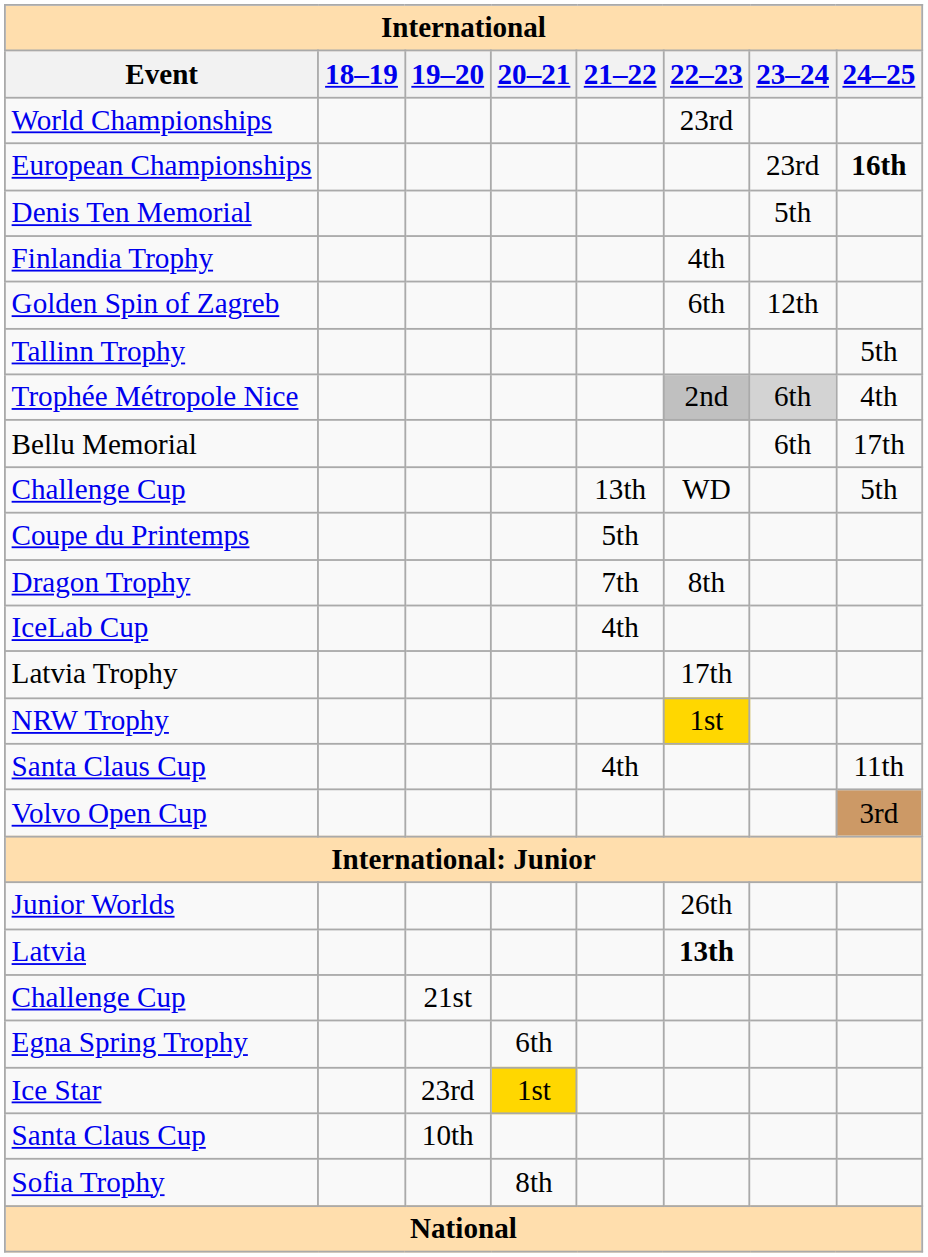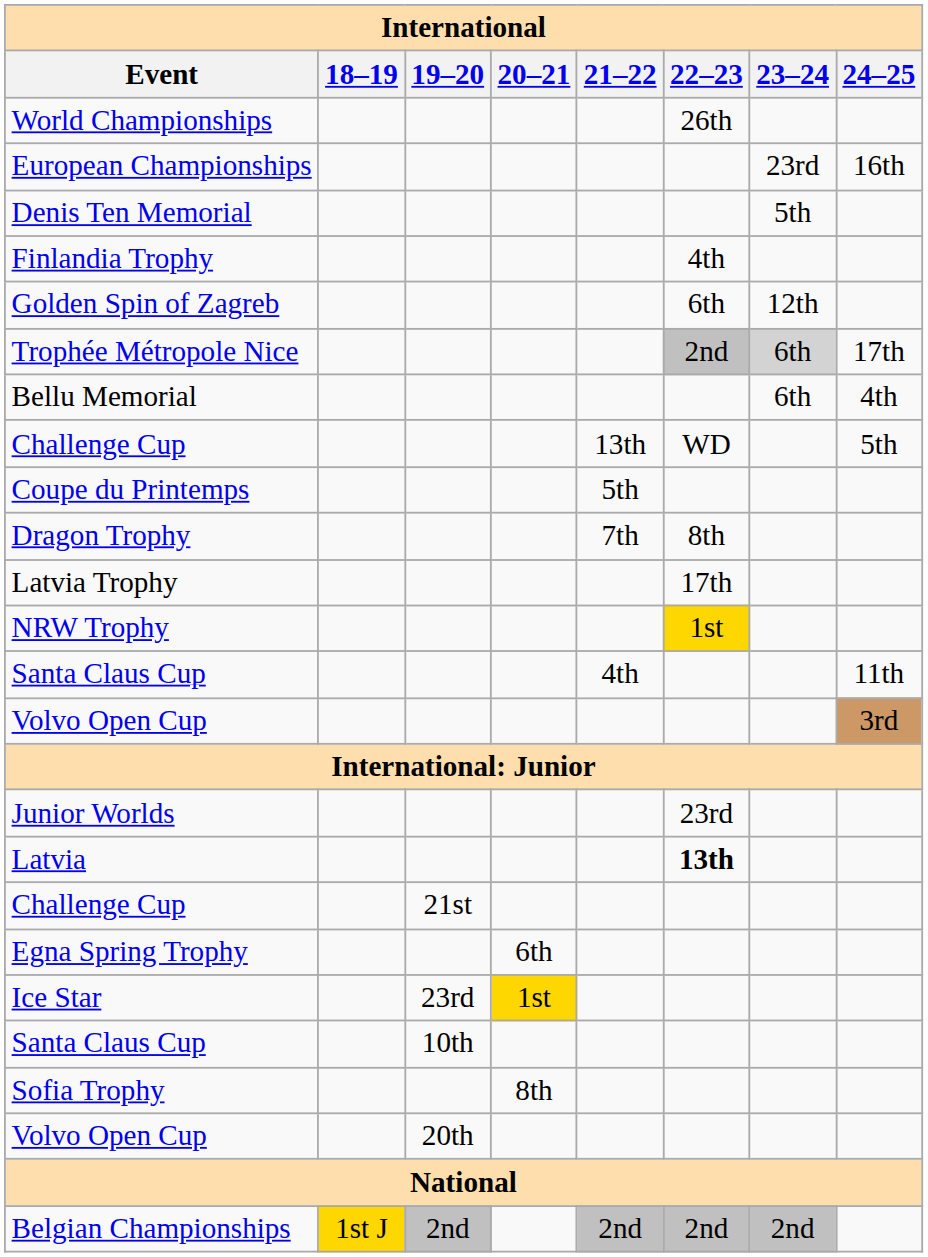(706, 119) 23rd -> (706, 119) 26th
(879, 166) bold -> (879, 166) normal
- row: (98, 350)
(879, 397) 4th -> (879, 350) 17th
(879, 443) 17th -> (879, 397) 4th
- row: (80, 627)
(706, 905) 26th -> (706, 812) 23rd
+ row: (109, 1135)
+ row: (151, 1228)
